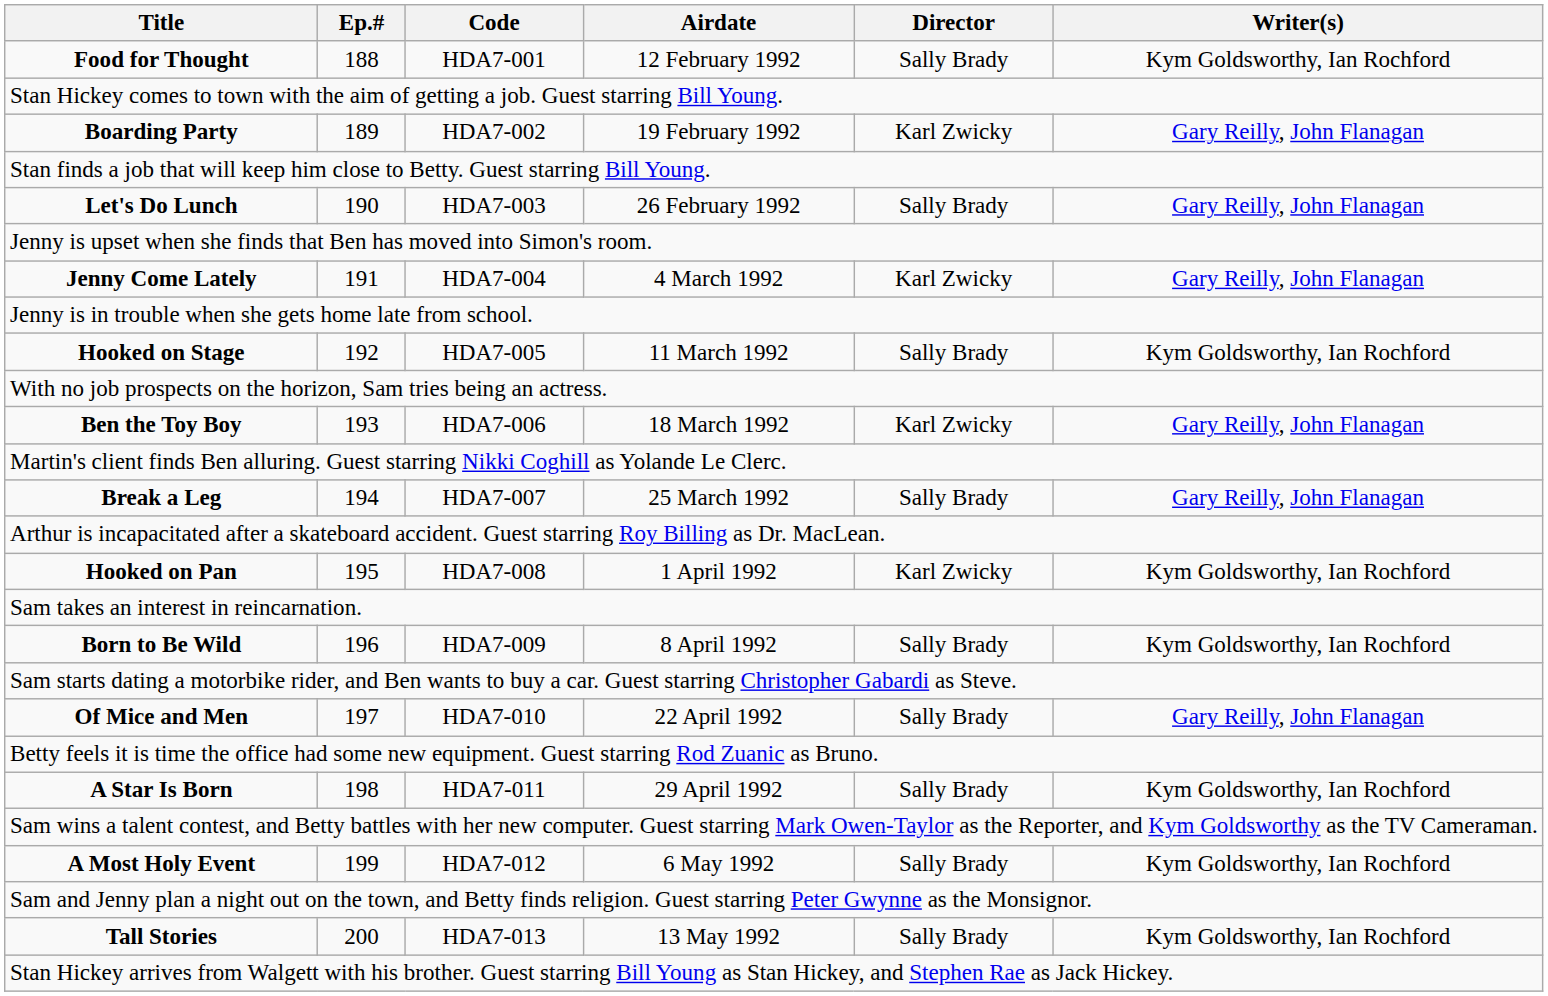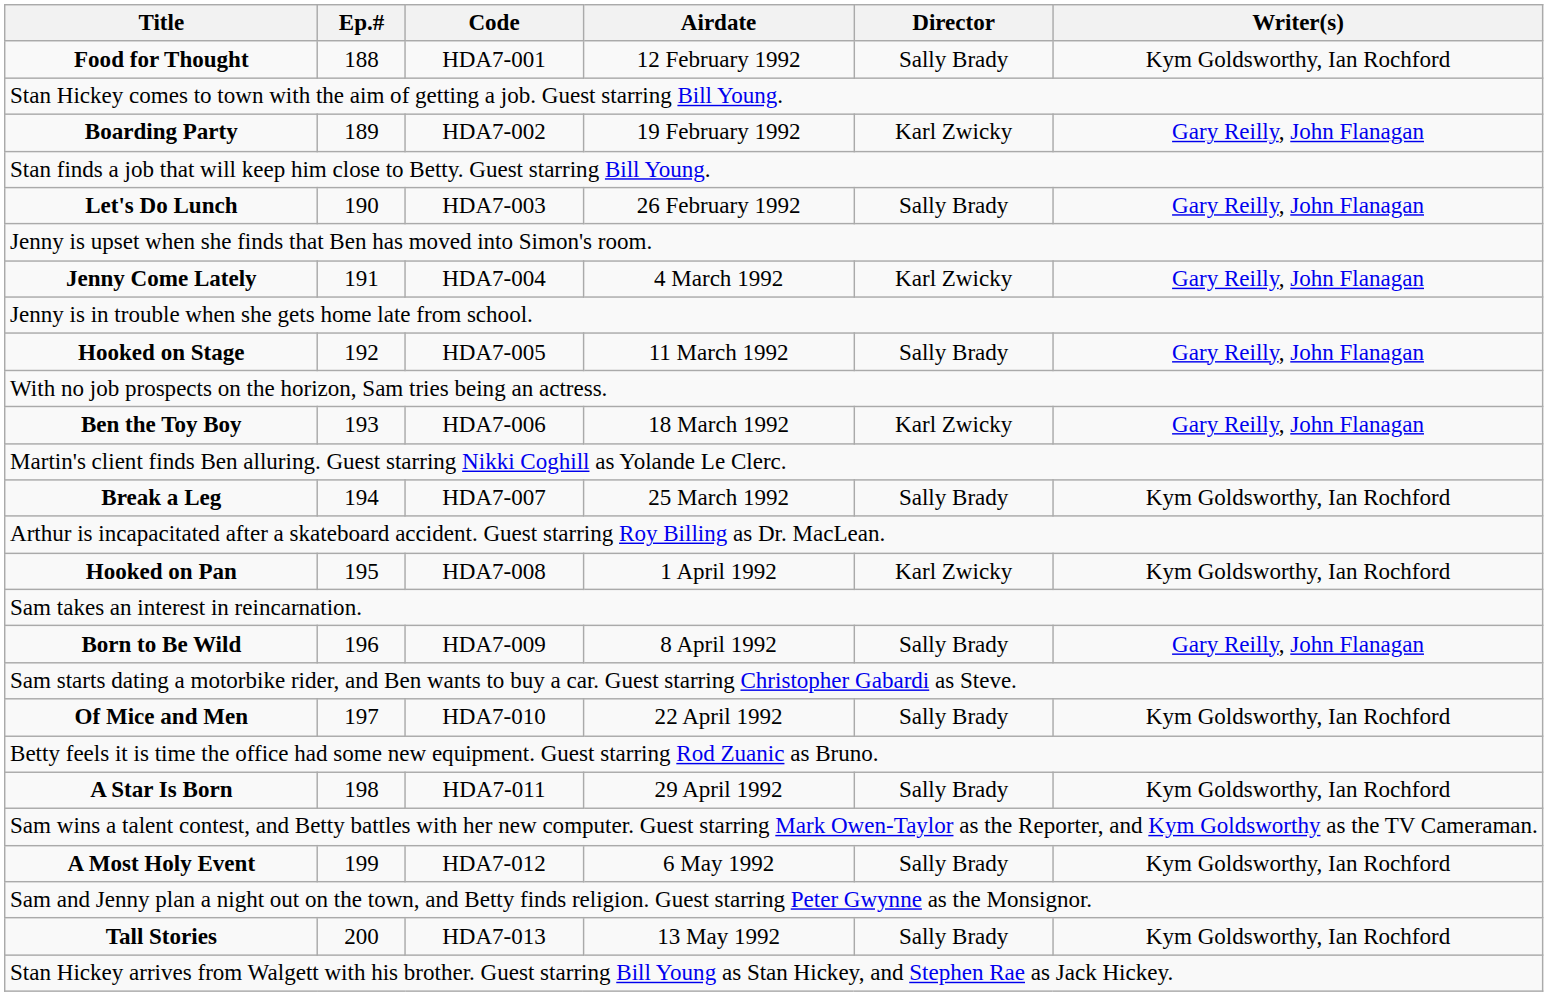(1298, 351) Kym Goldsworthy, Ian Rochford -> (1298, 351) Gary Reilly, John Flanagan
(1298, 497) Gary Reilly, John Flanagan -> (1298, 497) Kym Goldsworthy, Ian Rochford
(1298, 643) Kym Goldsworthy, Ian Rochford -> (1298, 643) Gary Reilly, John Flanagan
(1298, 717) Gary Reilly, John Flanagan -> (1298, 717) Kym Goldsworthy, Ian Rochford
